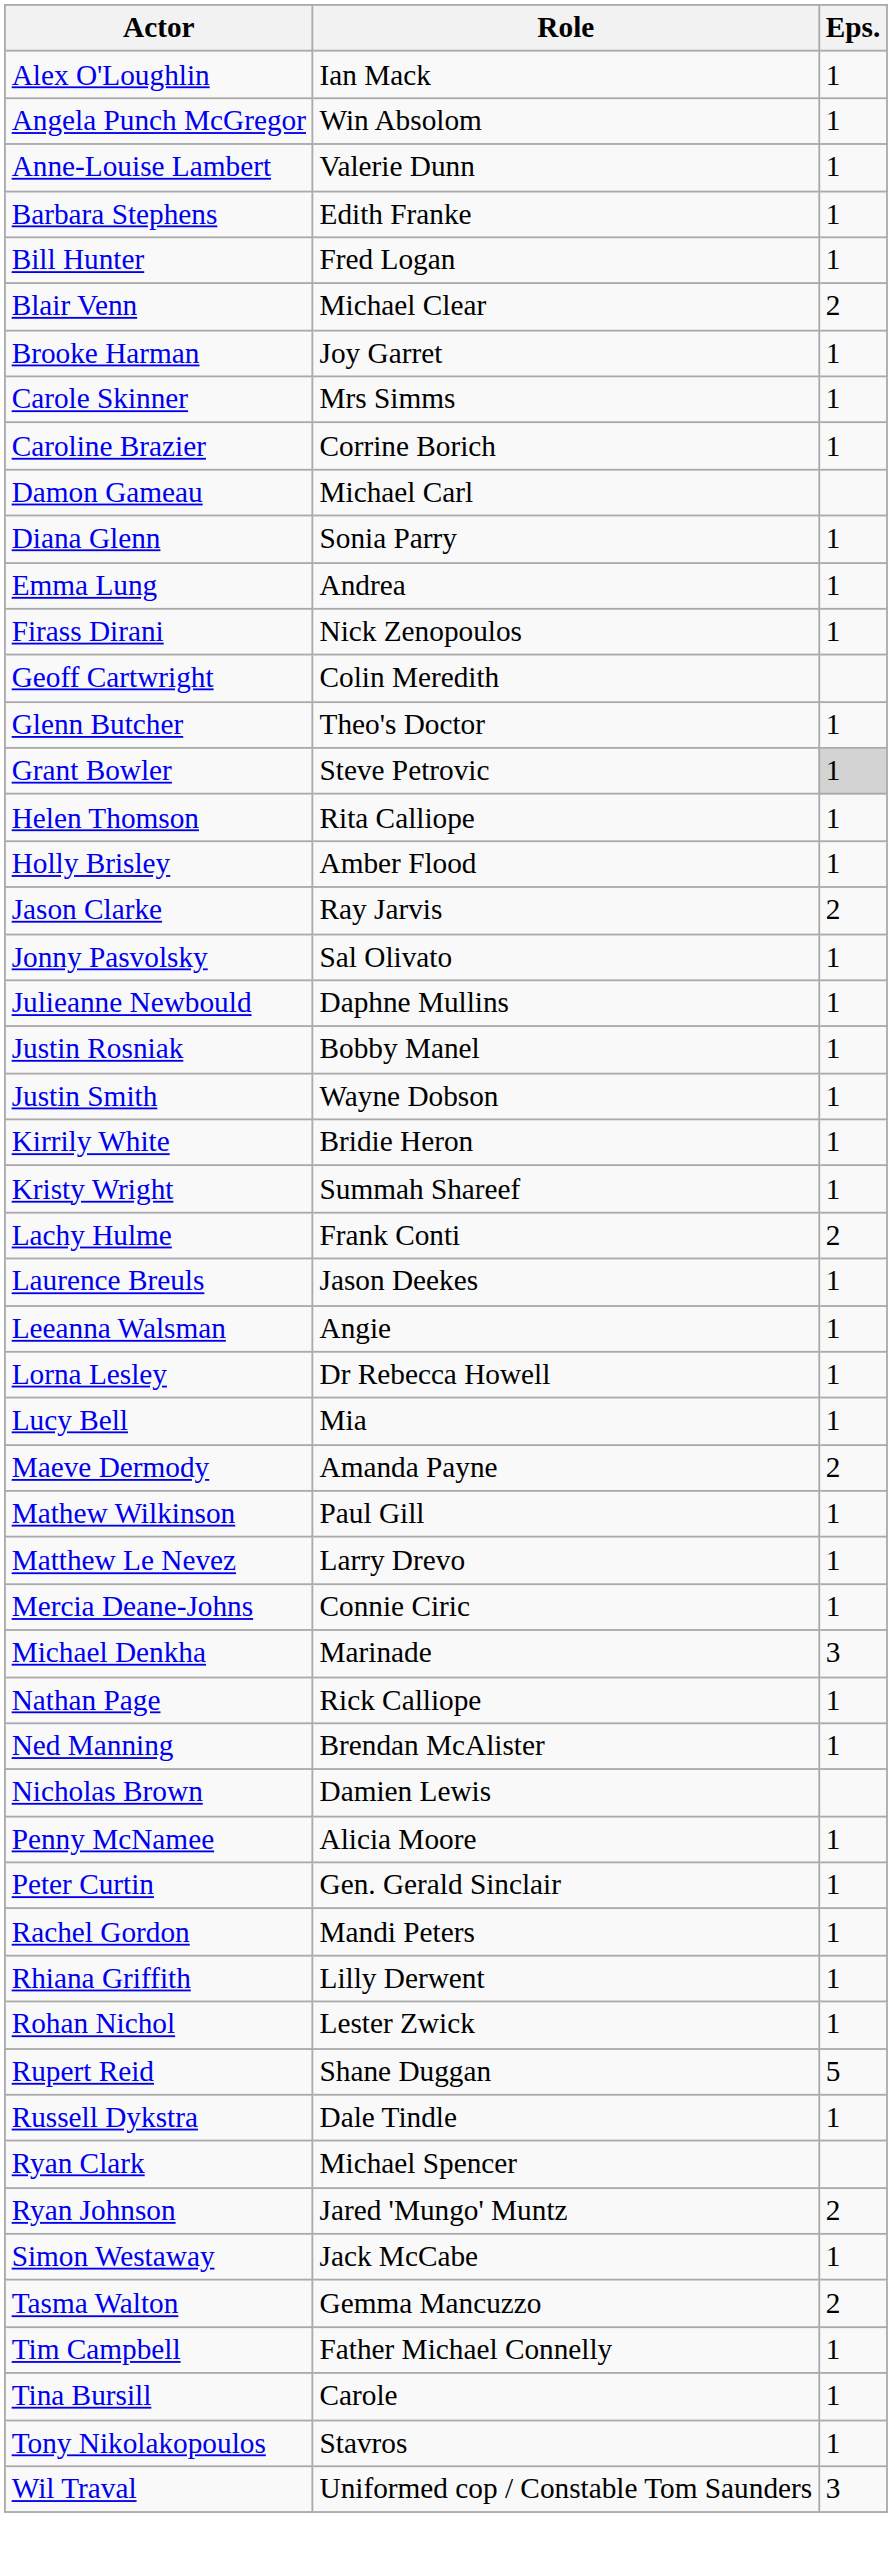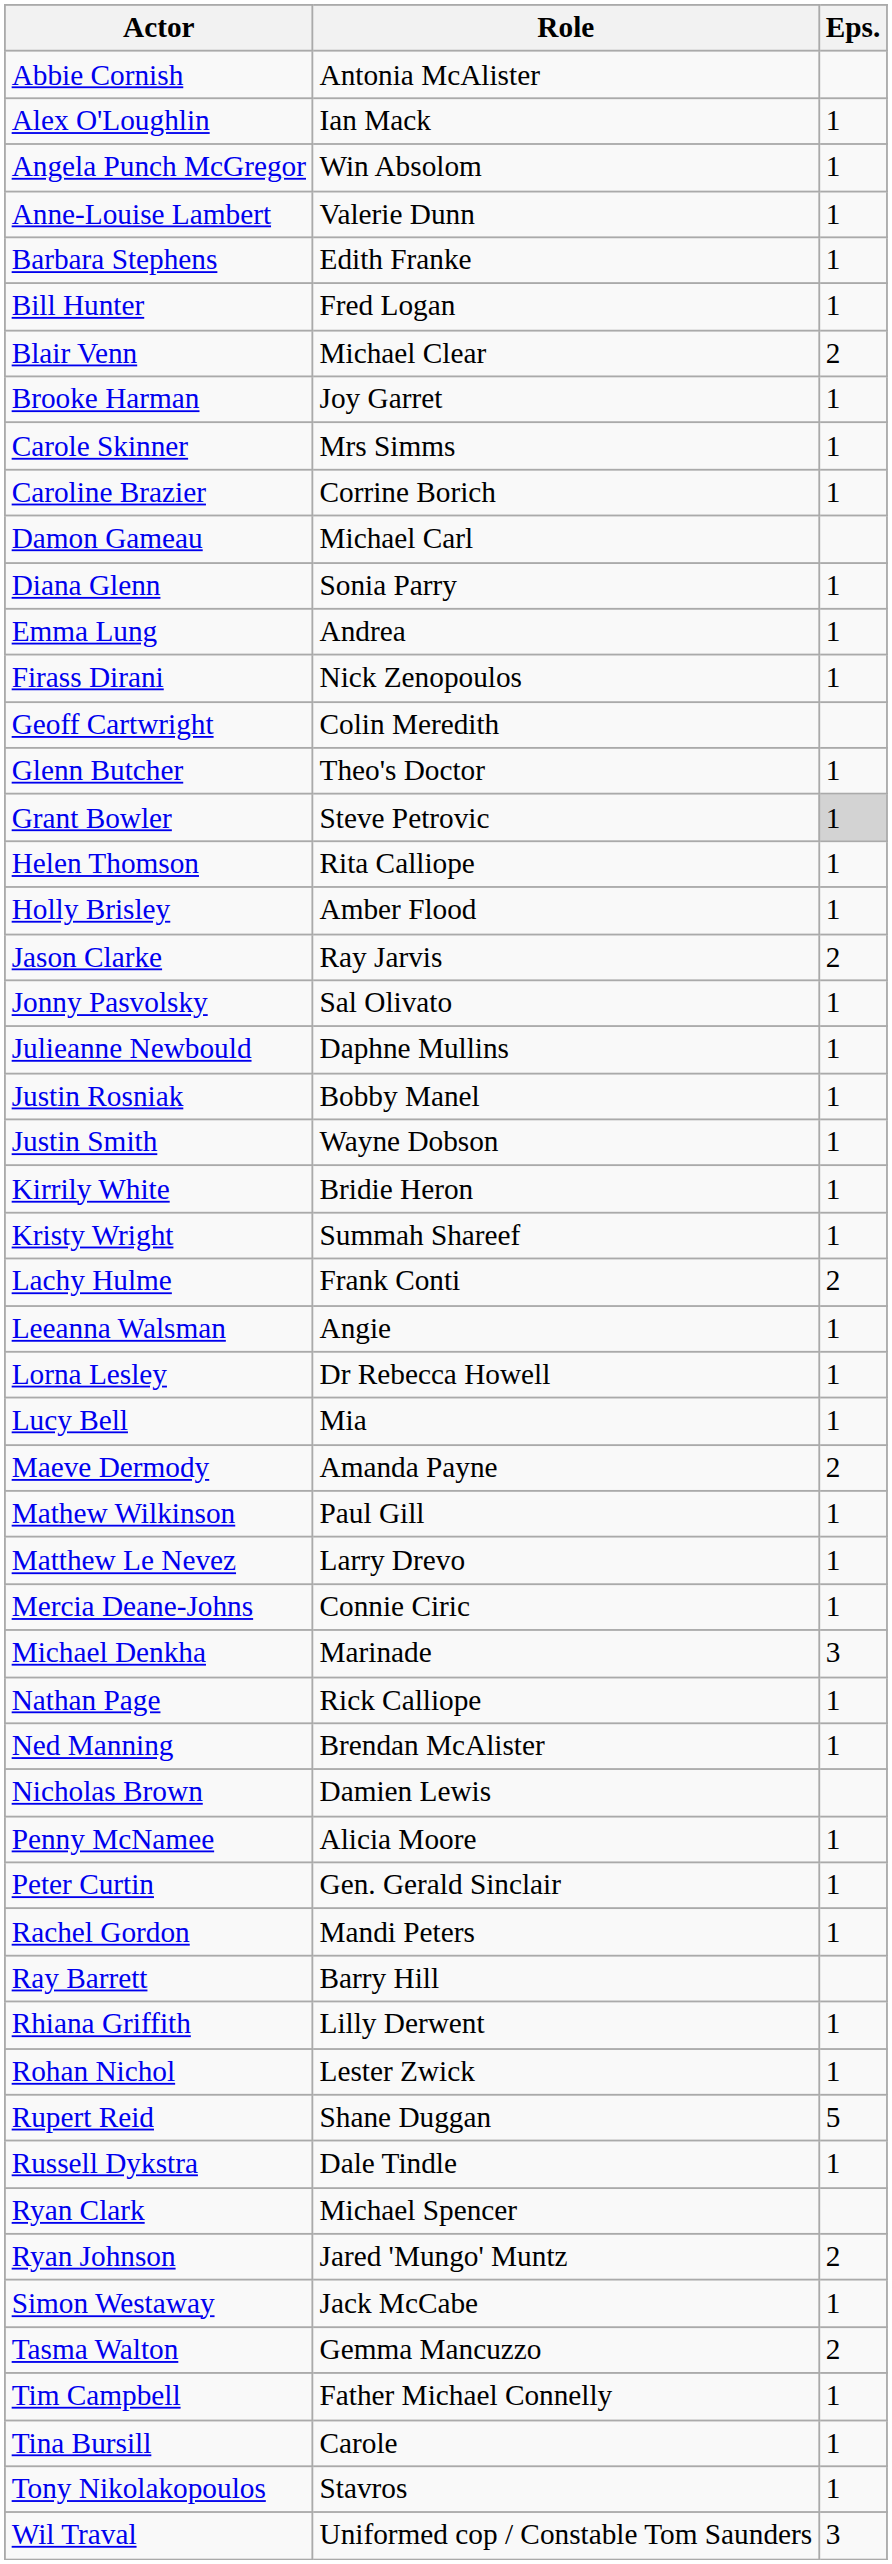+ row: (97, 74)
- row: (108, 1281)
+ row: (80, 1978)
